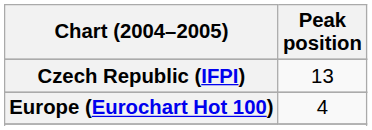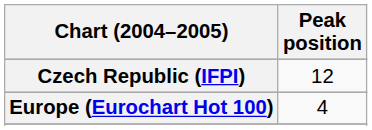(322, 75) 13 -> (322, 75) 12
